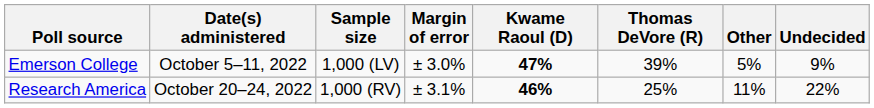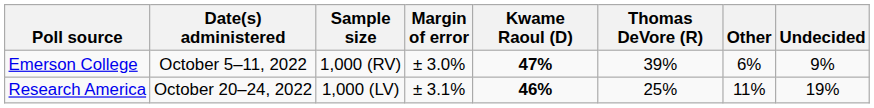(361, 64) 1,000 (LV) -> (361, 64) 1,000 (RV)
(749, 64) 5% -> (749, 64) 6%
(361, 90) 1,000 (RV) -> (361, 90) 1,000 (LV)
(823, 90) 22% -> (823, 90) 19%
